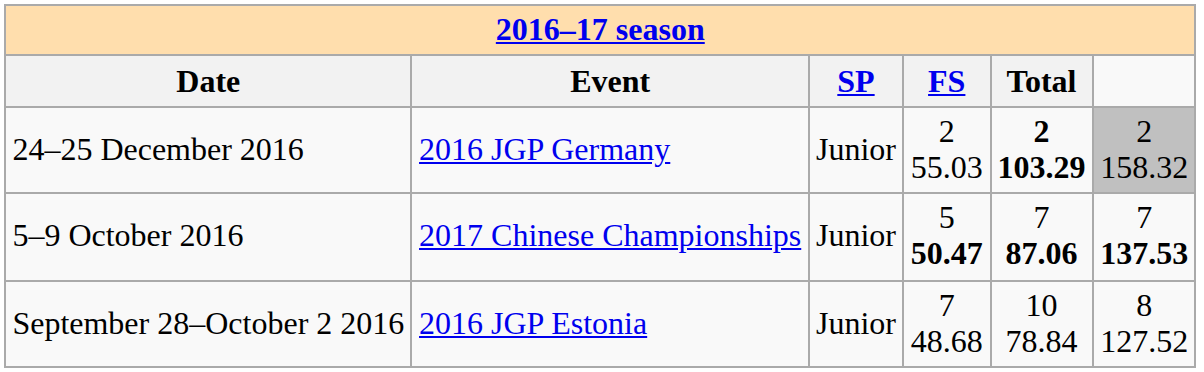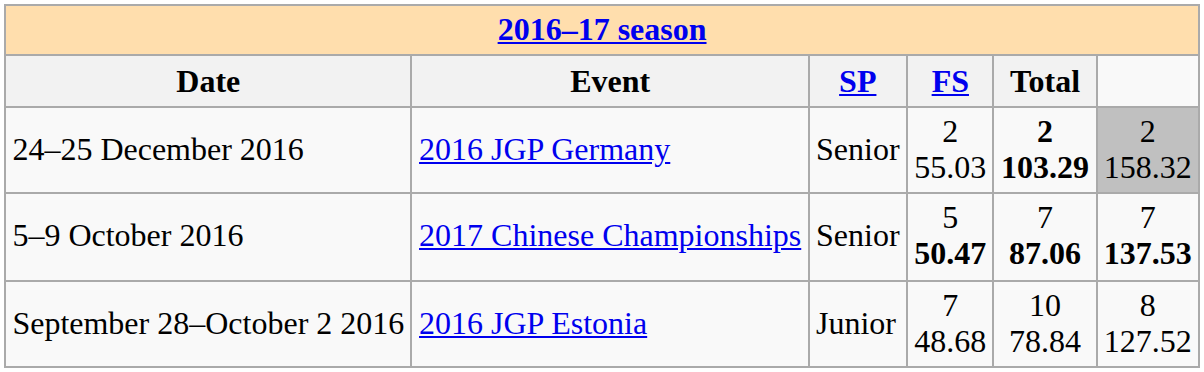(856, 149) Junior -> (858, 149) Senior
(856, 236) Junior -> (858, 236) Senior
